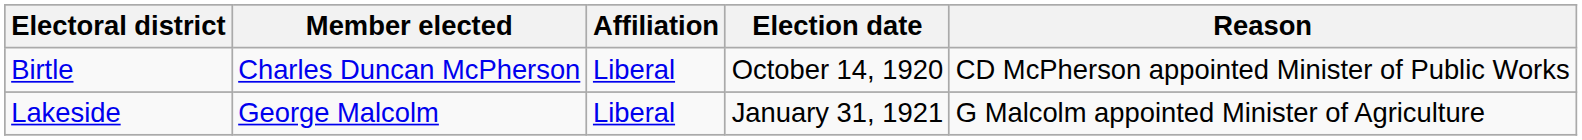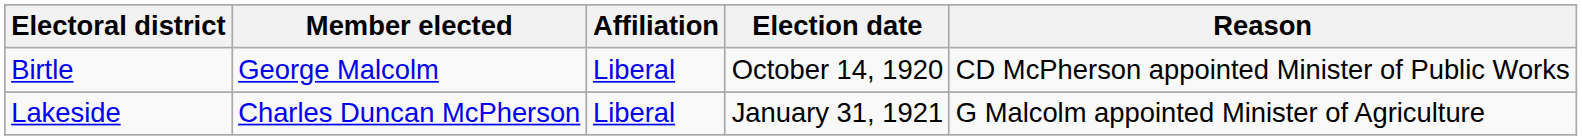(409, 69) Charles Duncan McPherson -> (339, 69) George Malcolm
(339, 112) George Malcolm -> (409, 112) Charles Duncan McPherson
